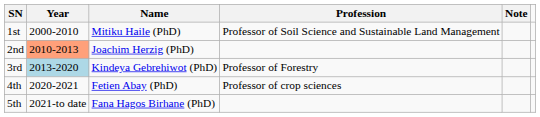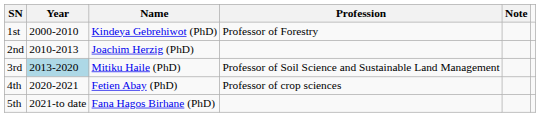(136, 31) Mitiku Haile (PhD) -> (154, 31) Kindeya Gebrehiwot (PhD)
(361, 31) Professor of Soil Science and Sustainable Land Management -> (270, 31) Professor of Forestry
(54, 49) lightsalmon background -> (54, 49) no background
(154, 67) Kindeya Gebrehiwot (PhD) -> (136, 67) Mitiku Haile (PhD)
(270, 67) Professor of Forestry -> (361, 67) Professor of Soil Science and Sustainable Land Management
